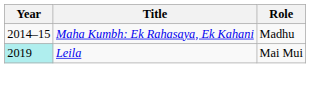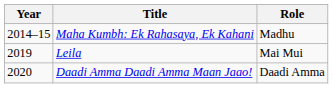(20, 53) paleturquoise background -> (20, 53) no background
+ row: (154, 72)
